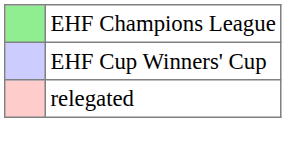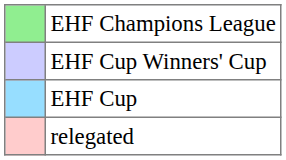+ row: (94, 98)
